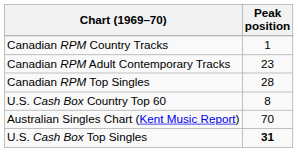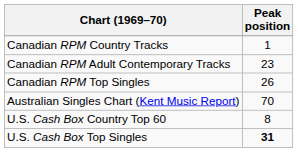(268, 82) 28 -> (268, 82) 26
rows swapped: (123, 119) <-> (86, 100)
